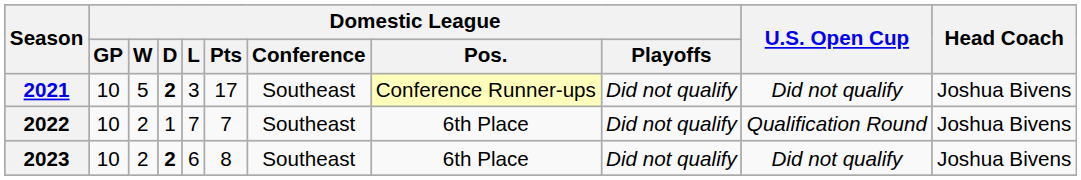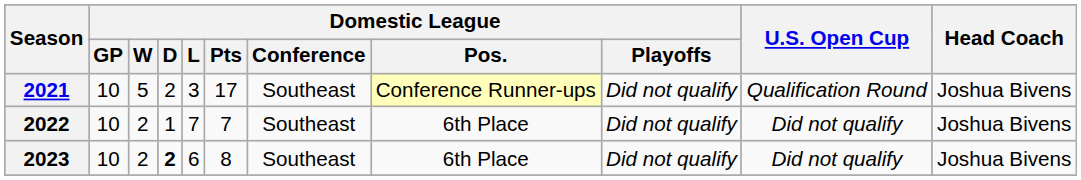(170, 90) bold -> (170, 90) normal
(837, 90) Did not qualify -> (837, 90) Qualification Round
(837, 124) Qualification Round -> (837, 124) Did not qualify
